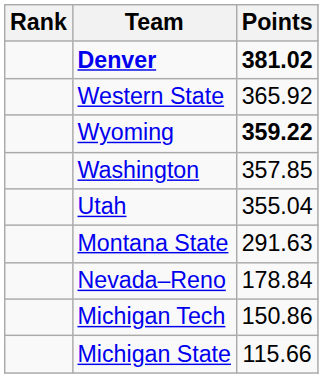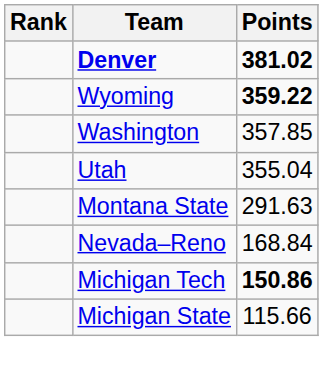- row: (151, 96)
(277, 280) 178.84 -> (277, 243) 168.84
(277, 317) normal -> (277, 280) bold
